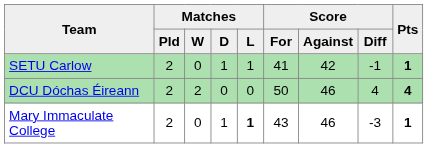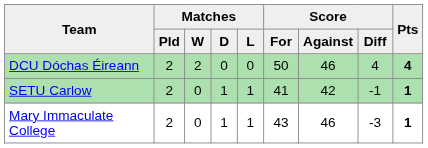rows swapped: (74, 90) <-> (50, 66)
(250, 123) bold -> (250, 123) normal
